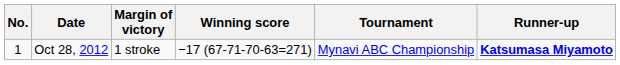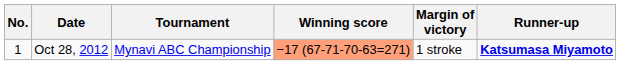columns swapped: (396, 22) <-> (143, 22)
(245, 50) no background -> (343, 50) lightsalmon background
